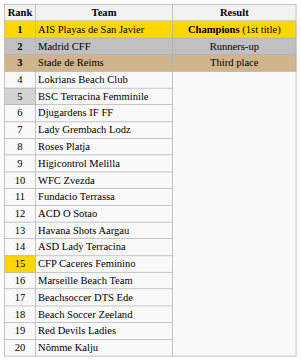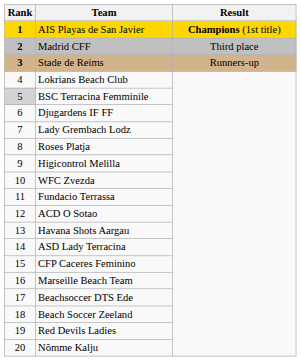(234, 46) Runners-up -> (234, 46) Third place
(234, 63) Third place -> (234, 63) Runners-up
(20, 264) gold background -> (20, 264) no background
